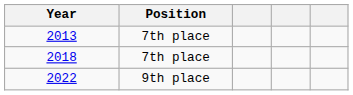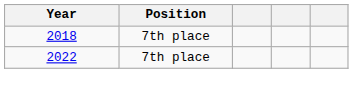- row: (62, 36)
(176, 79) 9th place -> (176, 57) 7th place
